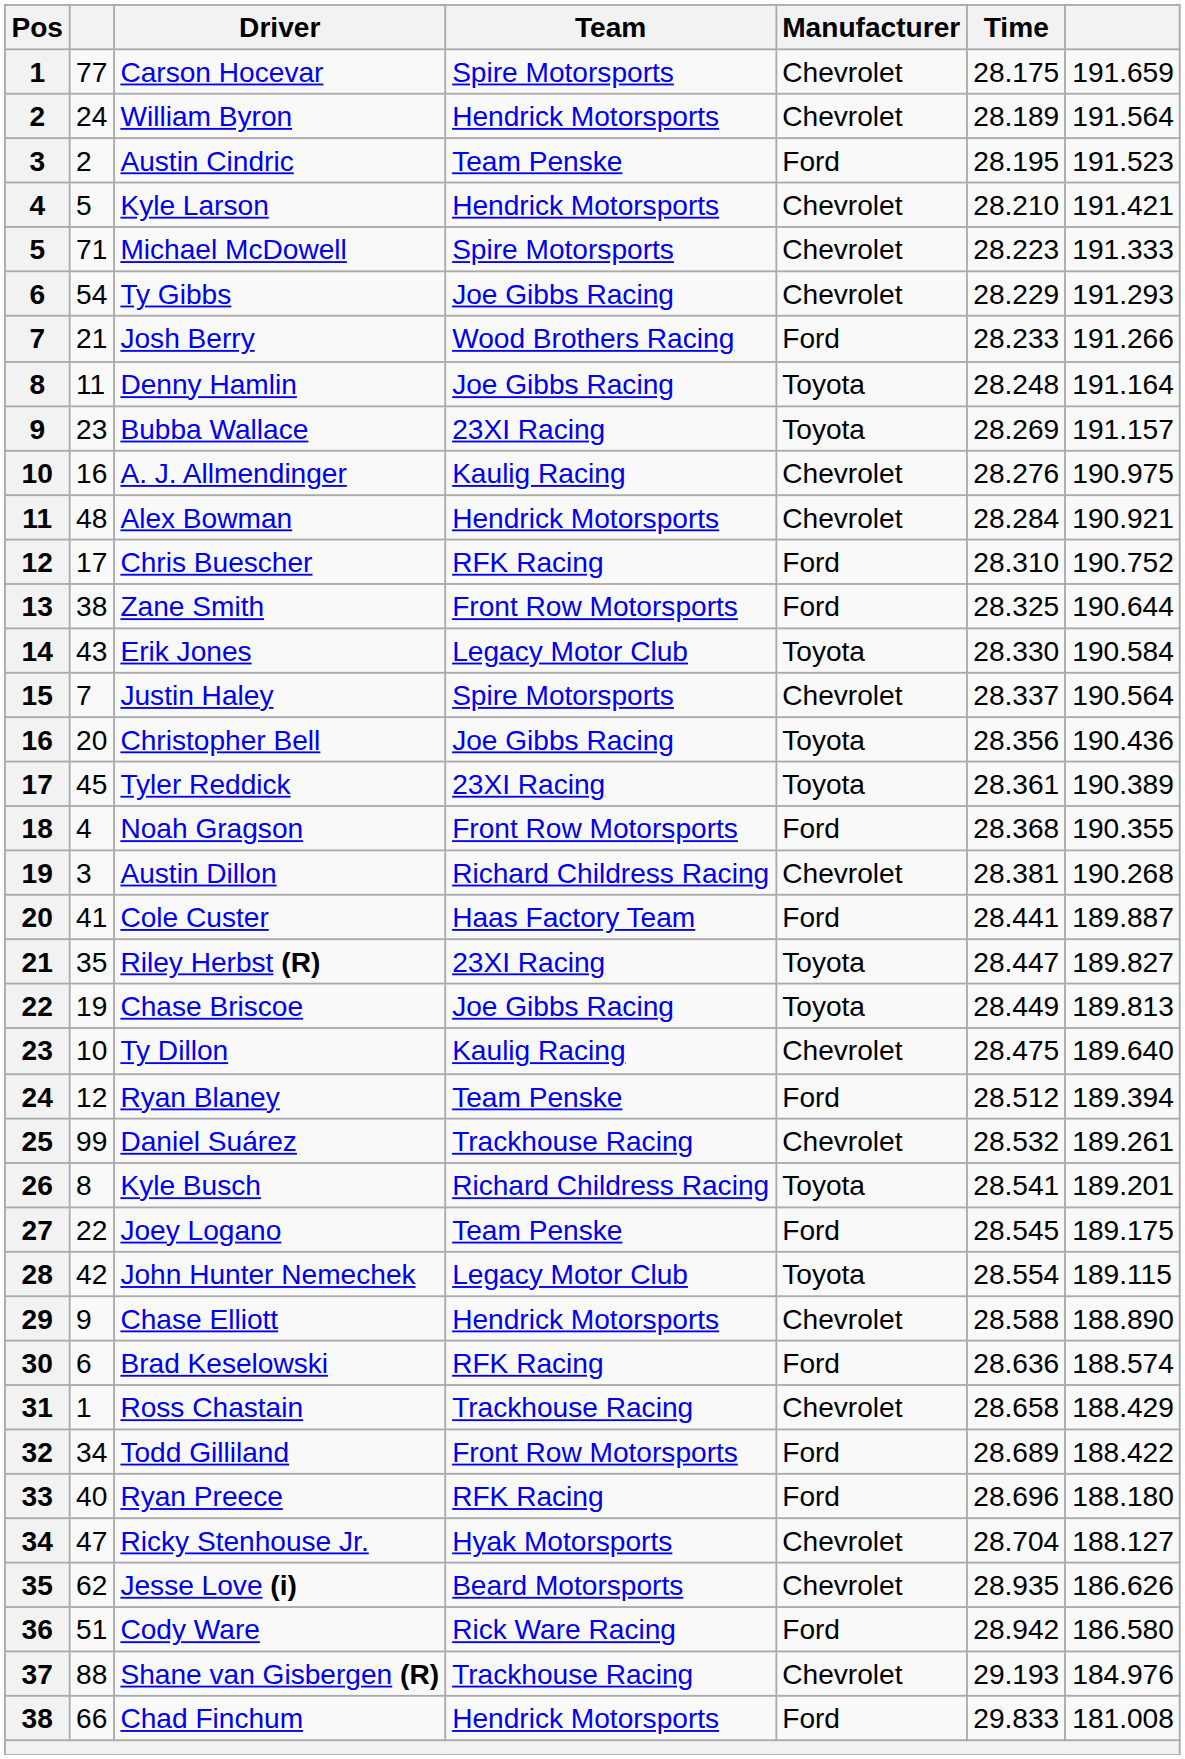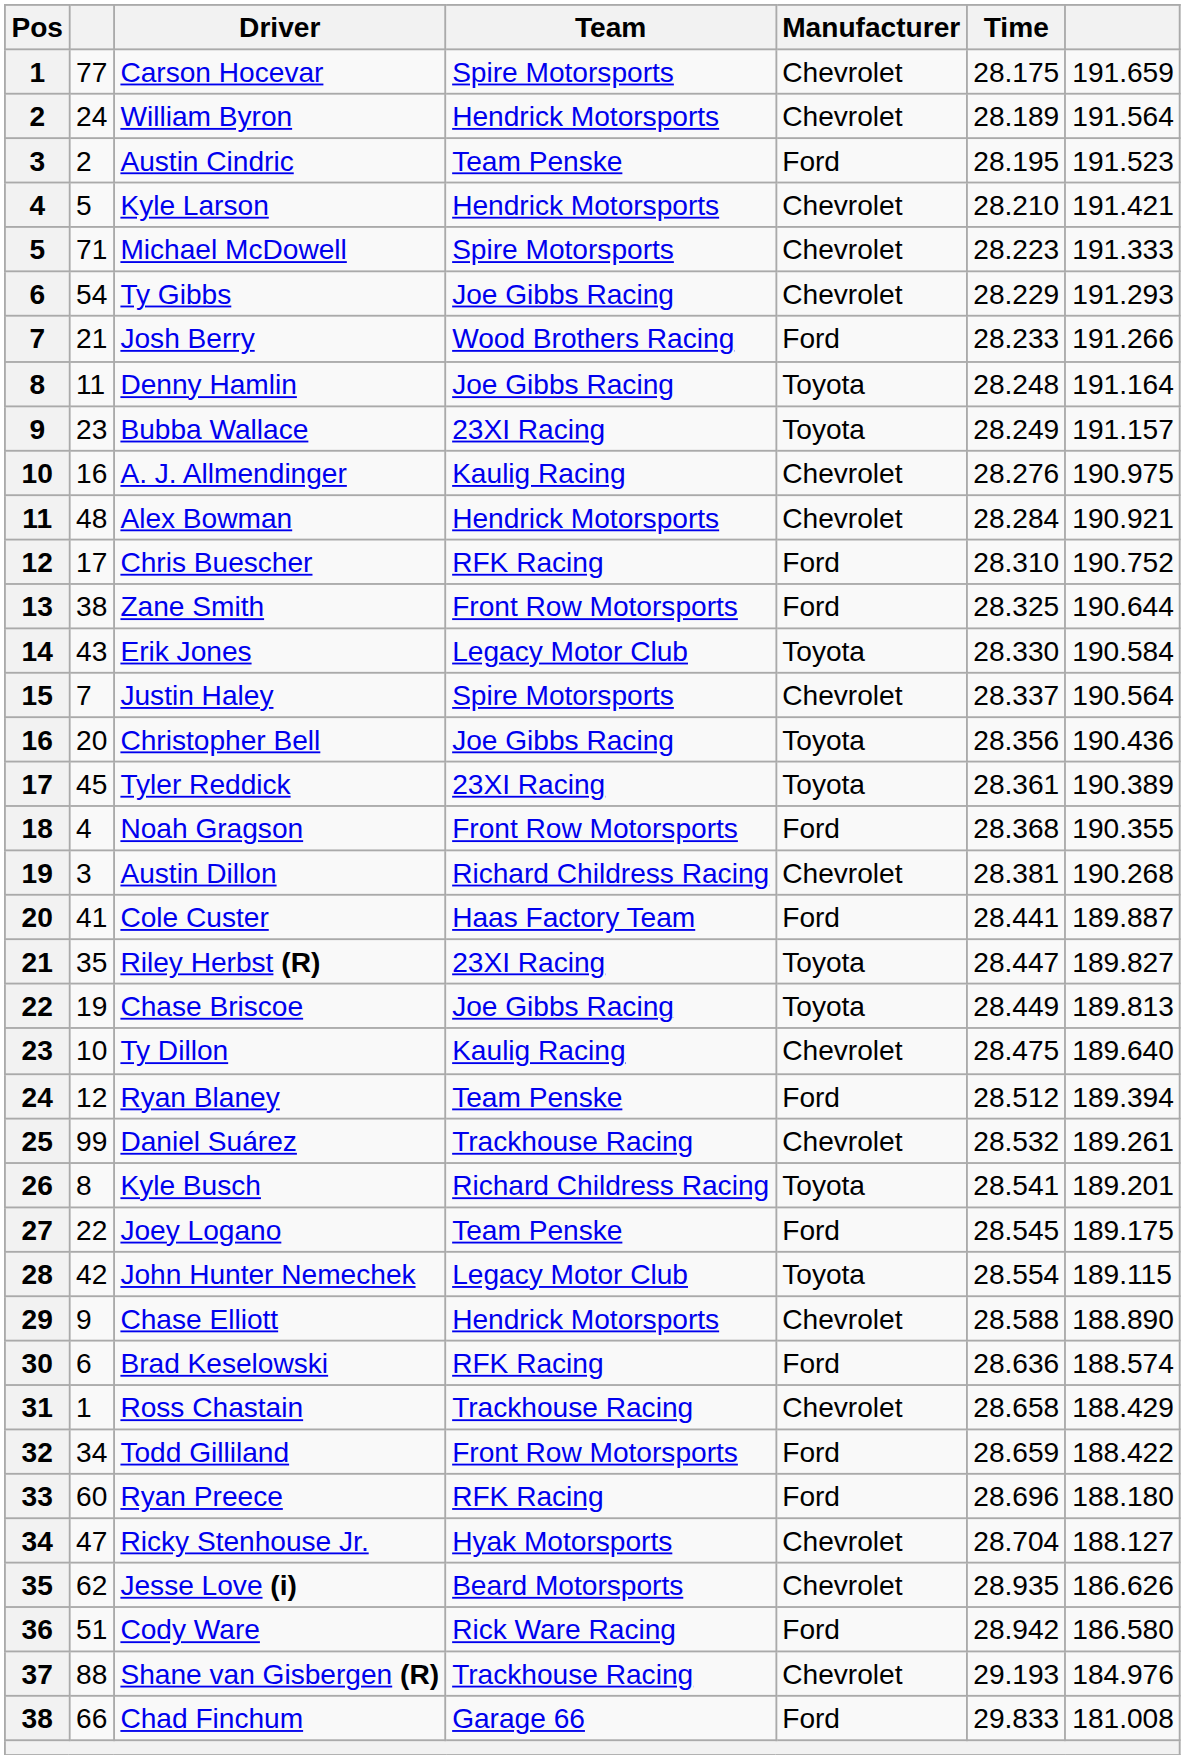(1016, 428) 28.269 -> (1016, 428) 28.249
(1016, 1452) 28.689 -> (1016, 1452) 28.659
(92, 1496) 40 -> (92, 1496) 60
(586, 1719) Hendrick Motorsports -> (519, 1719) Garage 66
